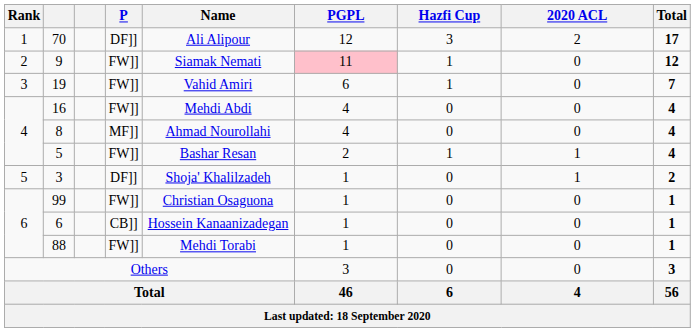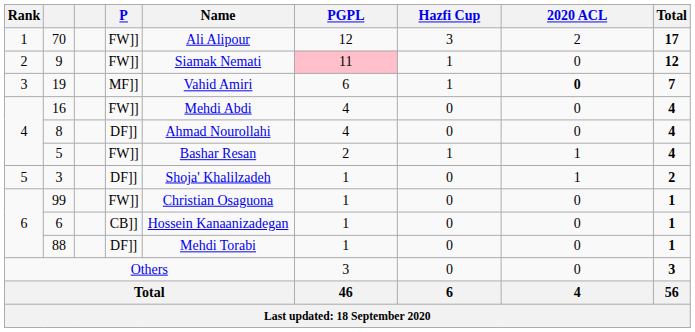(124, 39) DF]] -> (124, 39) FW]]
(124, 85) FW]] -> (124, 85) MF]]
(577, 85) normal -> (577, 85) bold
(124, 131) MF]] -> (124, 131) DF]]
(124, 246) FW]] -> (124, 246) DF]]
